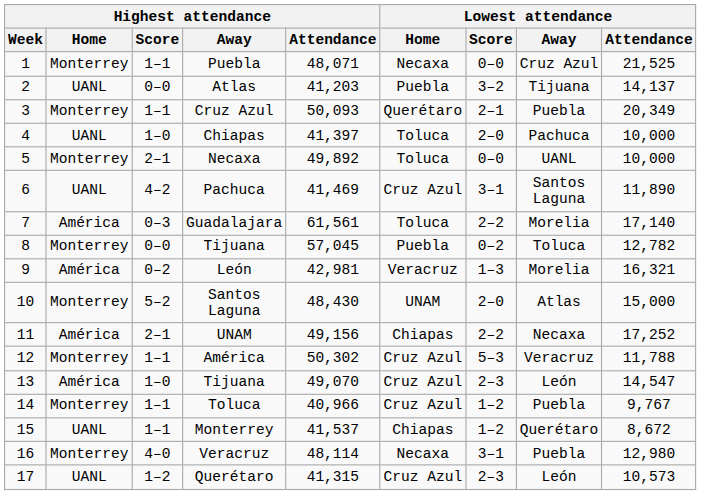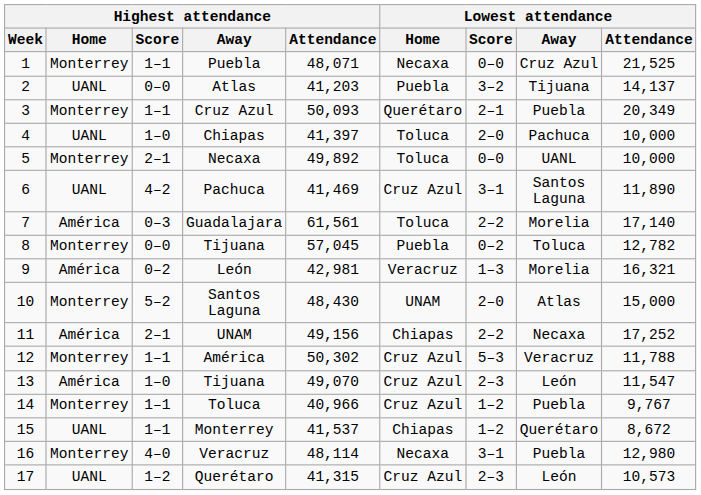(649, 382) 14,547 -> (649, 382) 11,547
